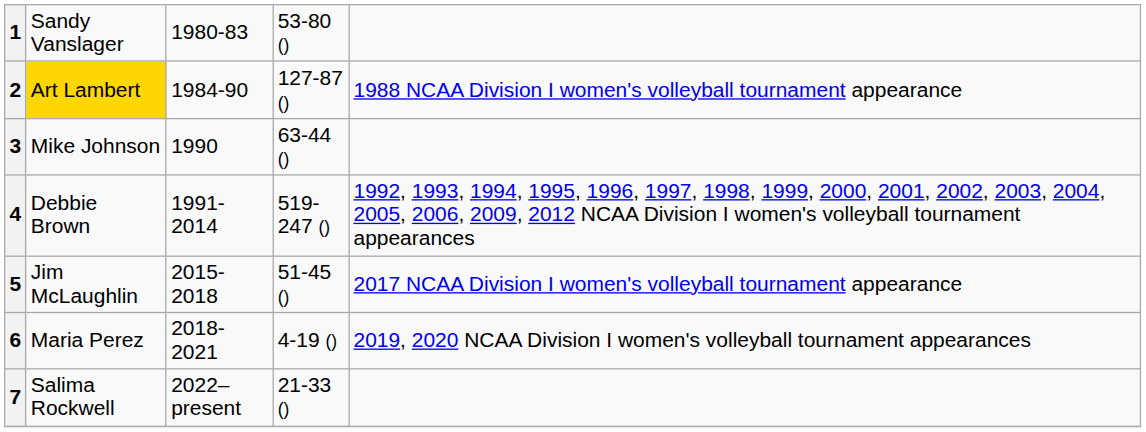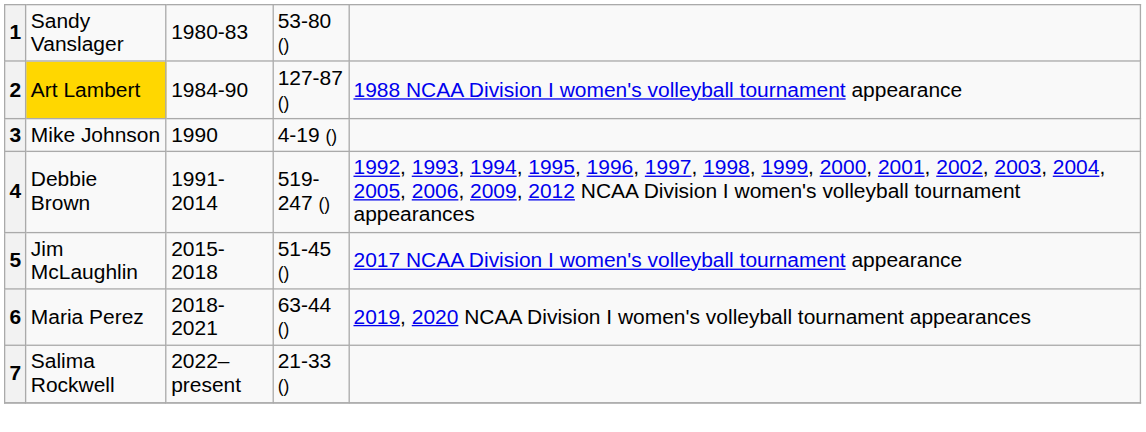(304, 146) 63-44 () -> (307, 134) 4-19 ()
(307, 340) 4-19 () -> (304, 317) 63-44 ()
